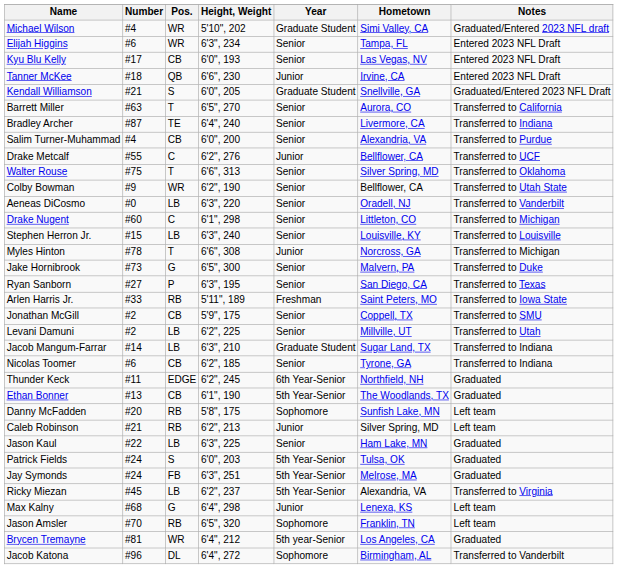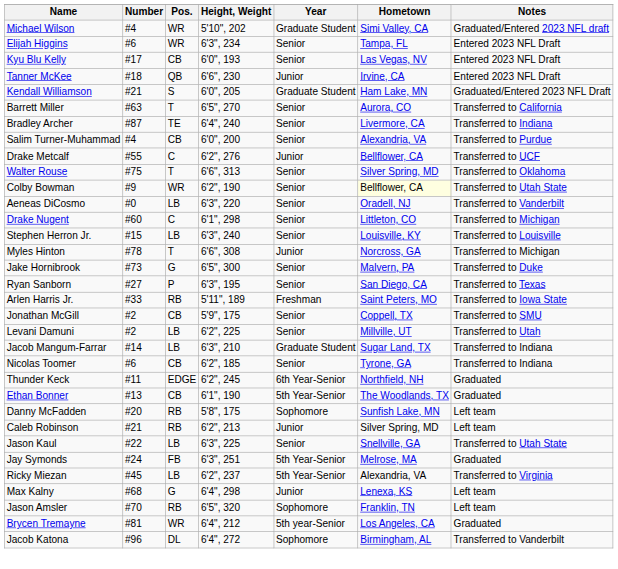(390, 92) Snellville, GA -> (394, 92) Ham Lake, MN
(392, 188) no background -> (392, 188) lightyellow background
(394, 444) Ham Lake, MN -> (390, 444) Snellville, GA
(477, 444) Graduated -> (510, 444) Transferred to Utah State
- row: (37, 460)
